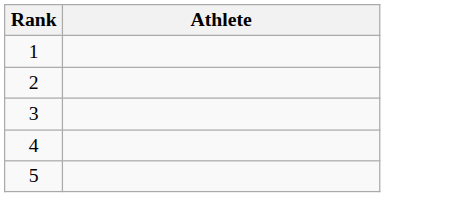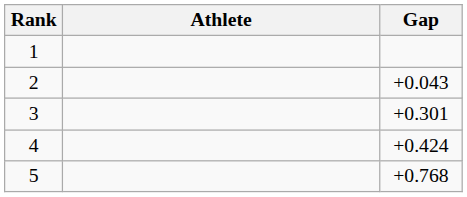+ column: (421, 20)
